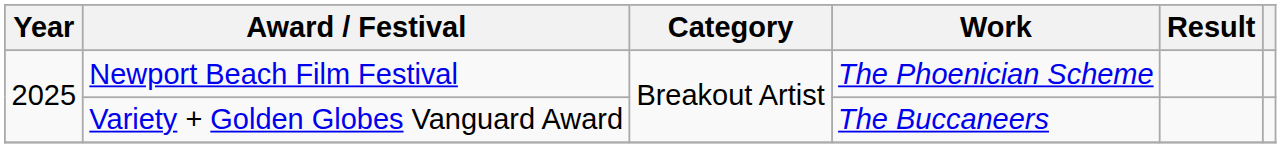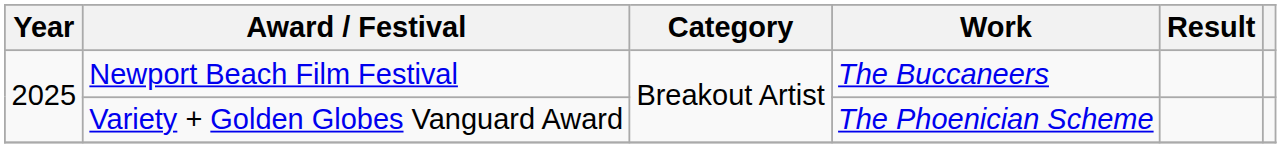(996, 73) The Phoenician Scheme -> (944, 73) The Buccaneers
(944, 119) The Buccaneers -> (996, 119) The Phoenician Scheme
